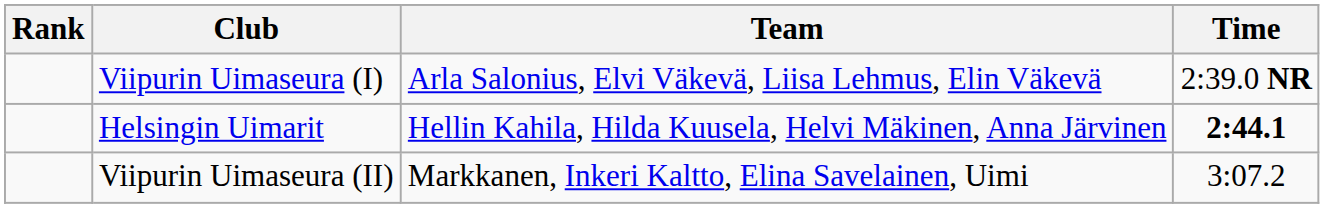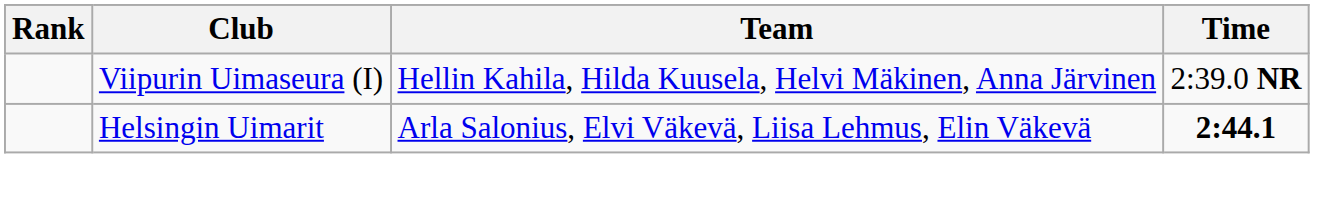(755, 78) Arla Salonius, Elvi Väkevä, Liisa Lehmus, Elin Väkevä -> (777, 78) Hellin Kahila, Hilda Kuusela, Helvi Mäkinen, Anna Järvinen
(787, 127) Hellin Kahila, Hilda Kuusela, Helvi Mäkinen, Anna Järvinen -> (744, 127) Arla Salonius, Elvi Väkevä, Liisa Lehmus, Elin Väkevä
- row: (246, 176)
